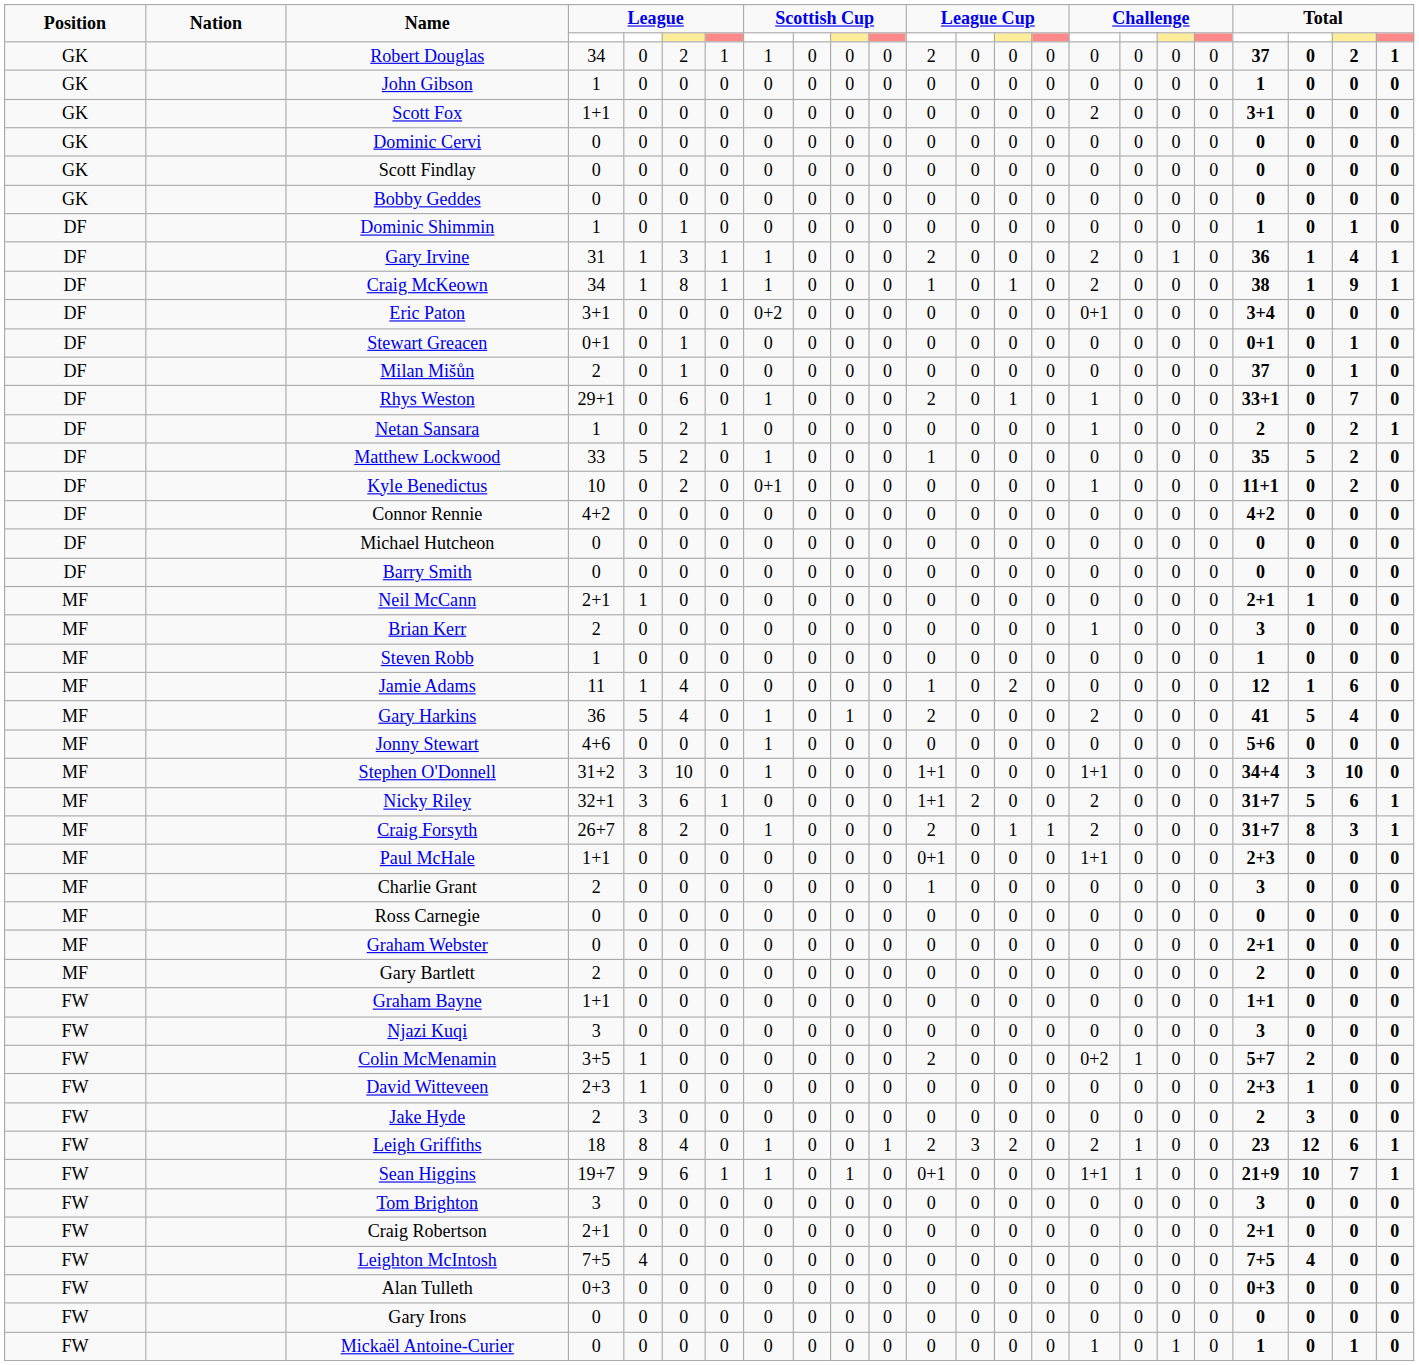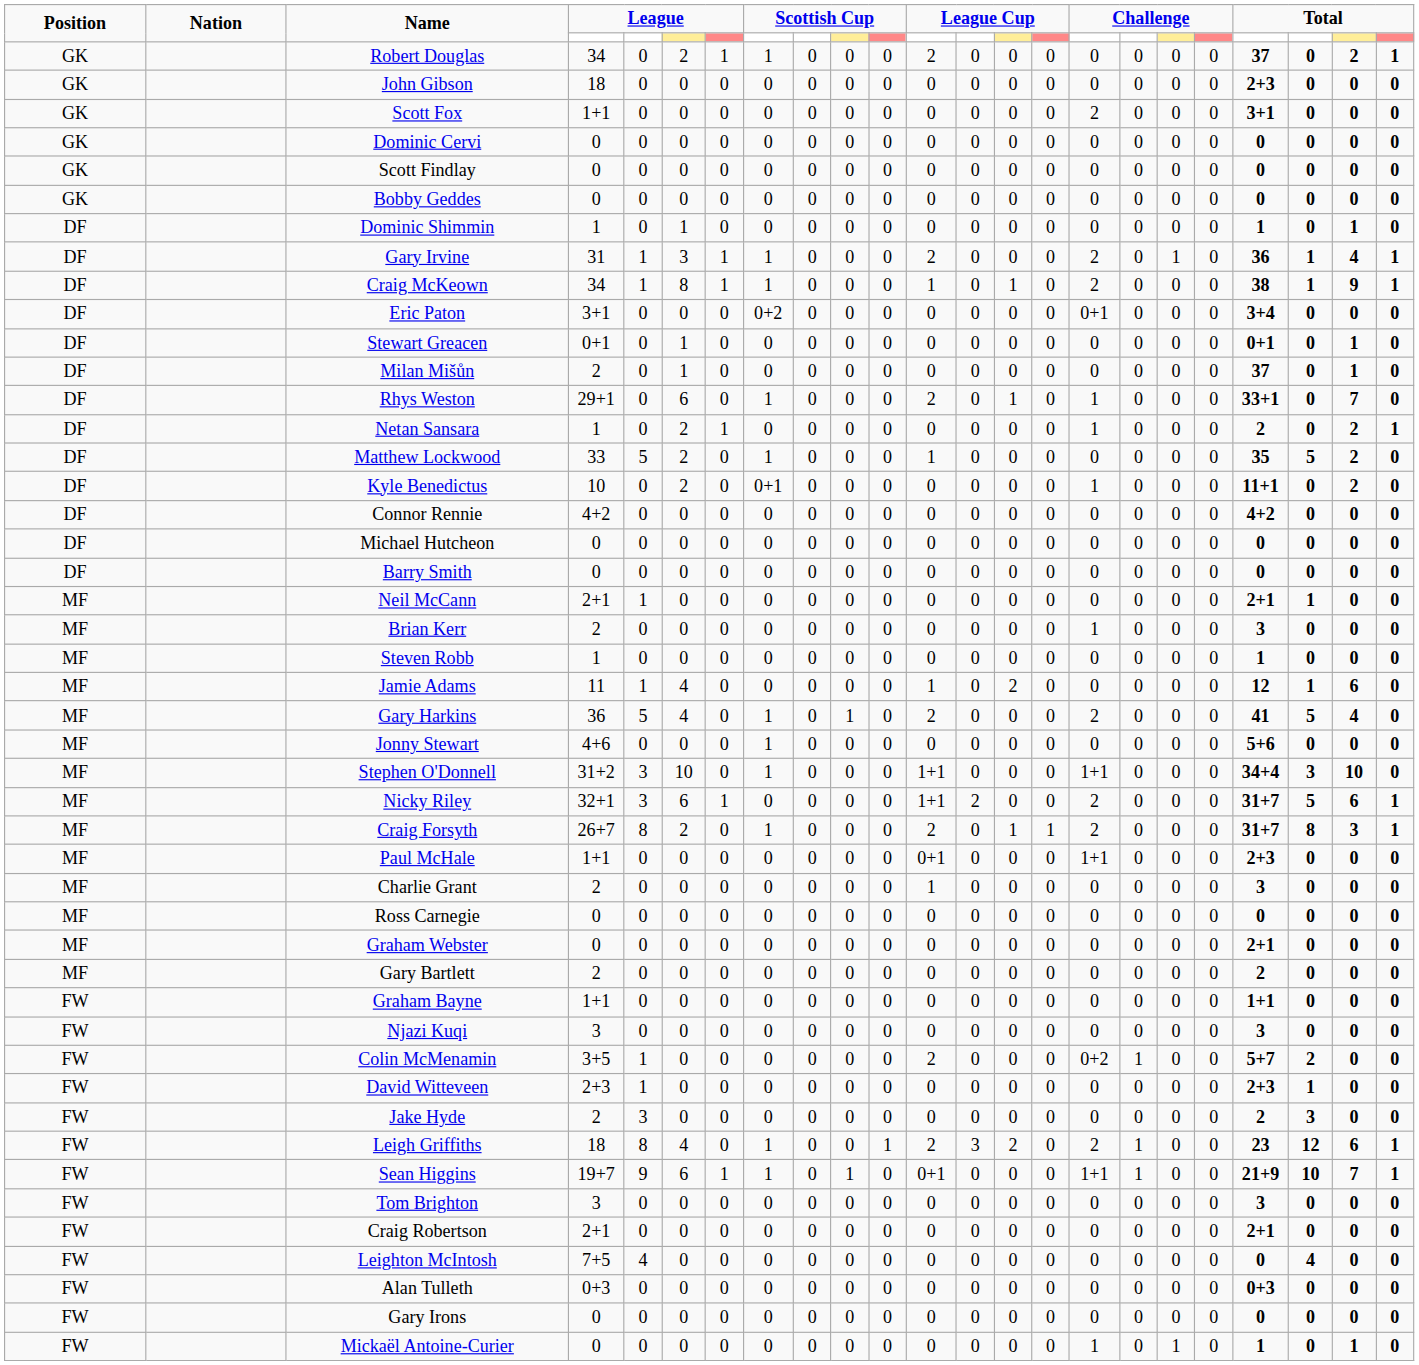(596, 84) 1 -> (596, 84) 18
(1261, 84) 1 -> (1261, 84) 2+3
(1261, 1260) 7+5 -> (1261, 1260) 0
